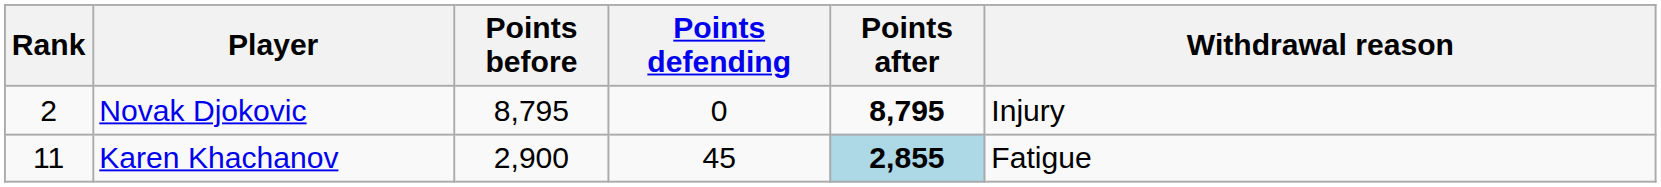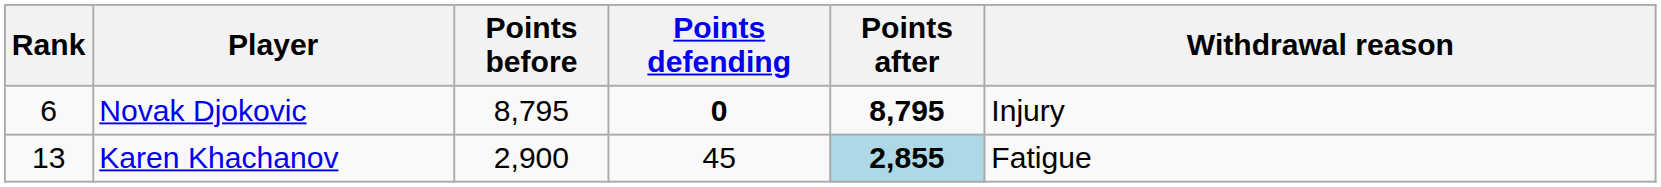(49, 109) 2 -> (49, 109) 6
(719, 109) normal -> (719, 109) bold
(49, 157) 11 -> (49, 157) 13
